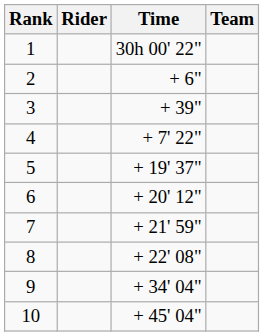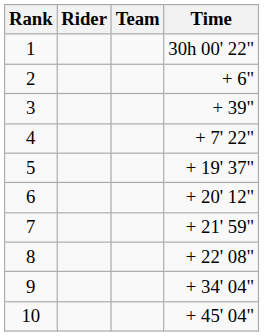columns swapped: (232, 19) <-> (159, 19)
